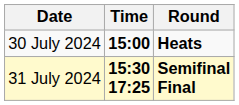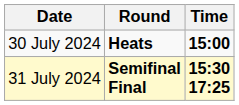columns swapped: (129, 17) <-> (194, 17)
